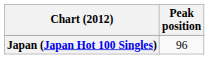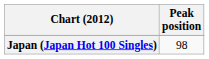(182, 44) 96 -> (182, 44) 98
